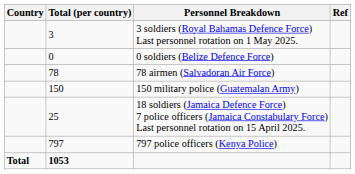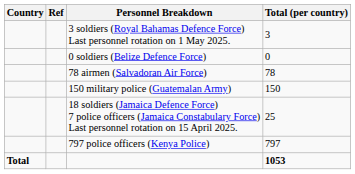columns swapped: (90, 12) <-> (340, 12)
